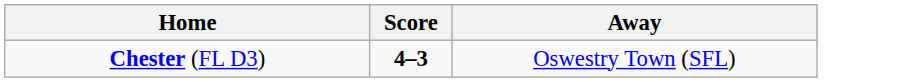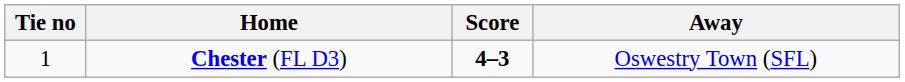+ column: (45, 22)
